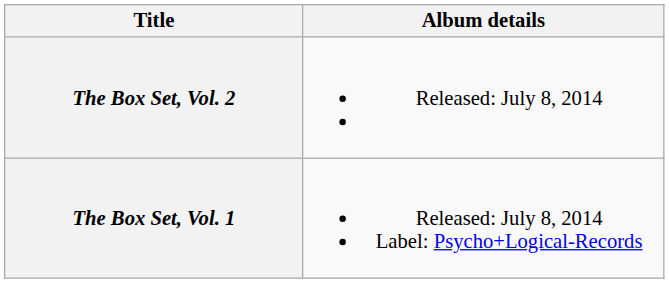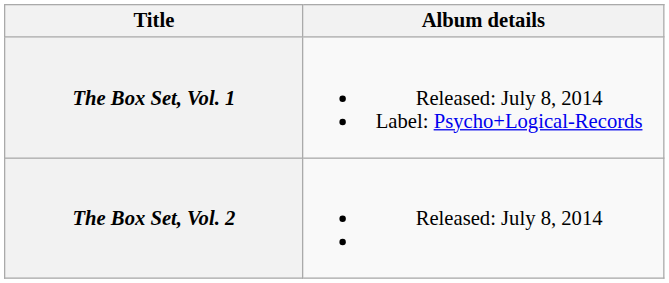rows swapped: (154, 217) <-> (154, 97)
